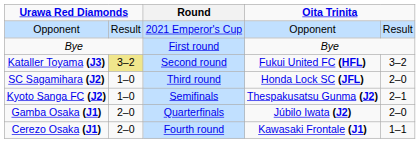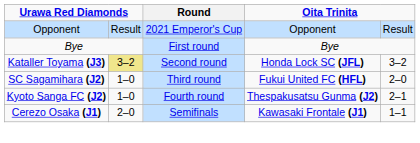(312, 63) Fukui United FC (HFL) -> (312, 63) Honda Lock SC (JFL)
(312, 79) Honda Lock SC (JFL) -> (312, 79) Fukui United FC (HFL)
(194, 96) Semifinals -> (194, 96) Fourth round
- row: (56, 113)
(194, 130) Fourth round -> (194, 113) Semifinals
